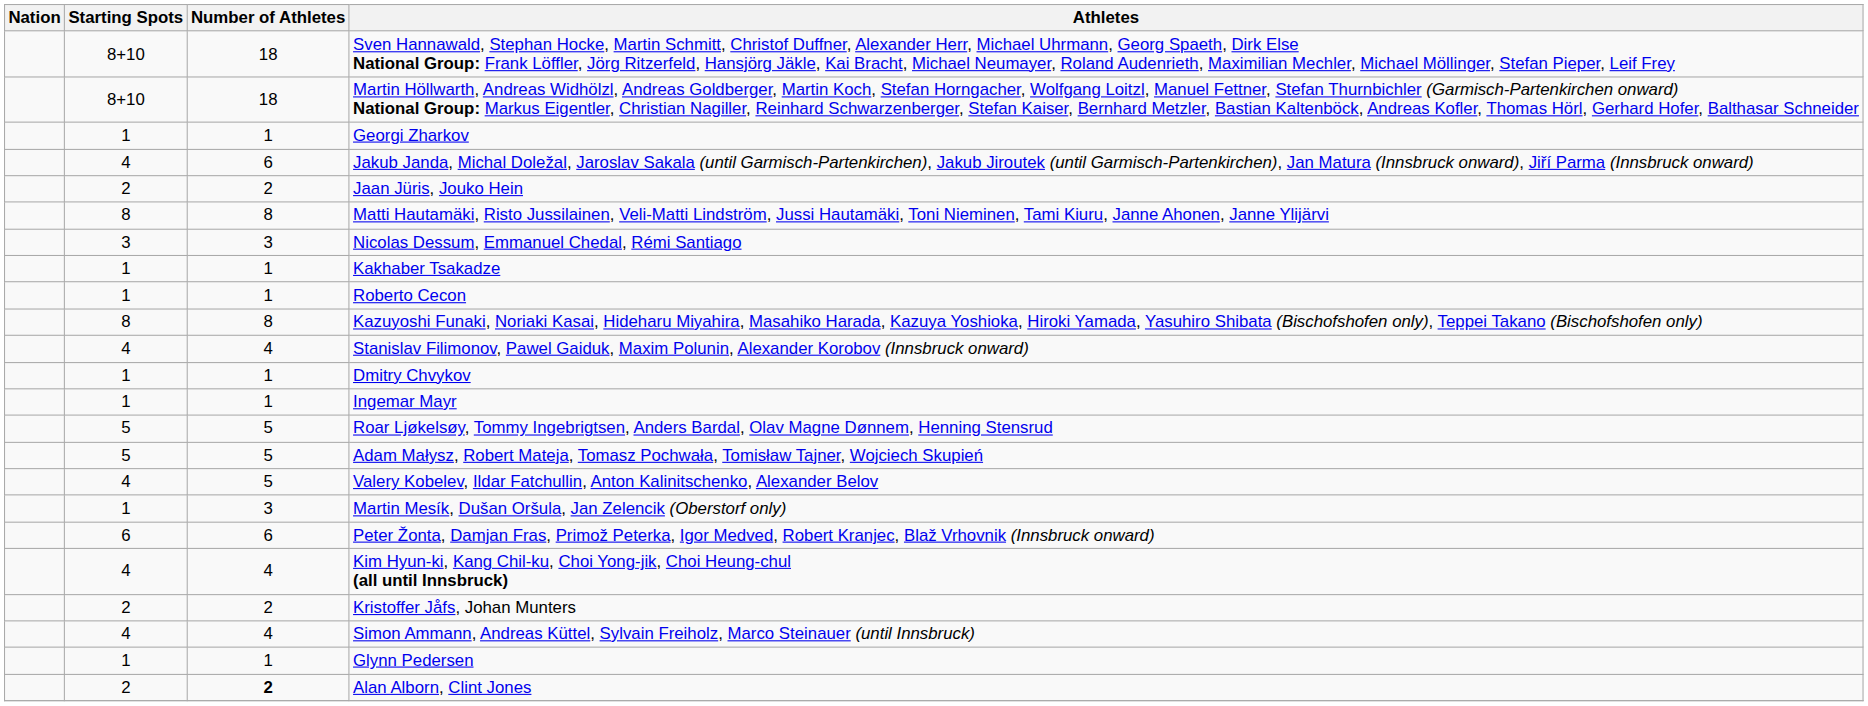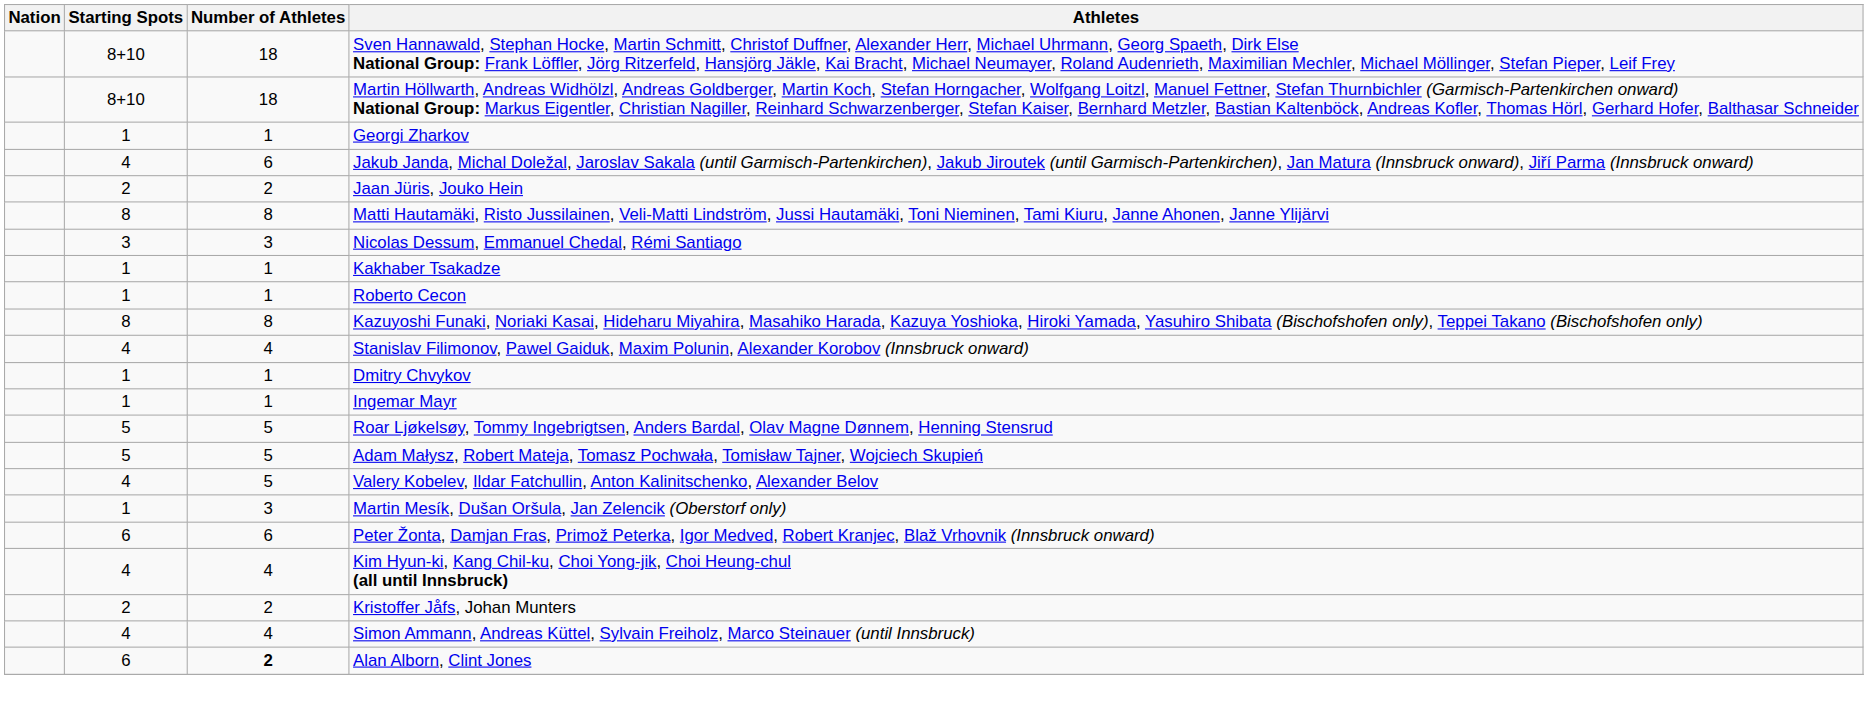- row: (413, 660)
(126, 687) 2 -> (126, 660) 6
